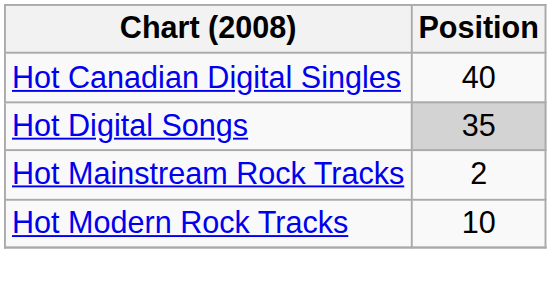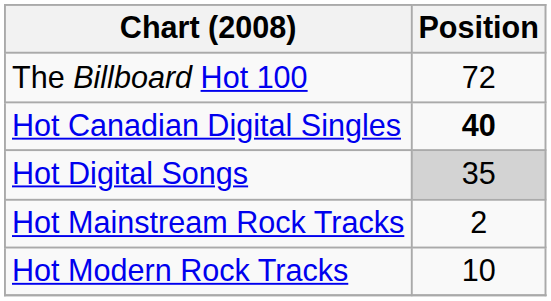+ row: (160, 77)
(479, 77) normal -> (479, 125) bold
